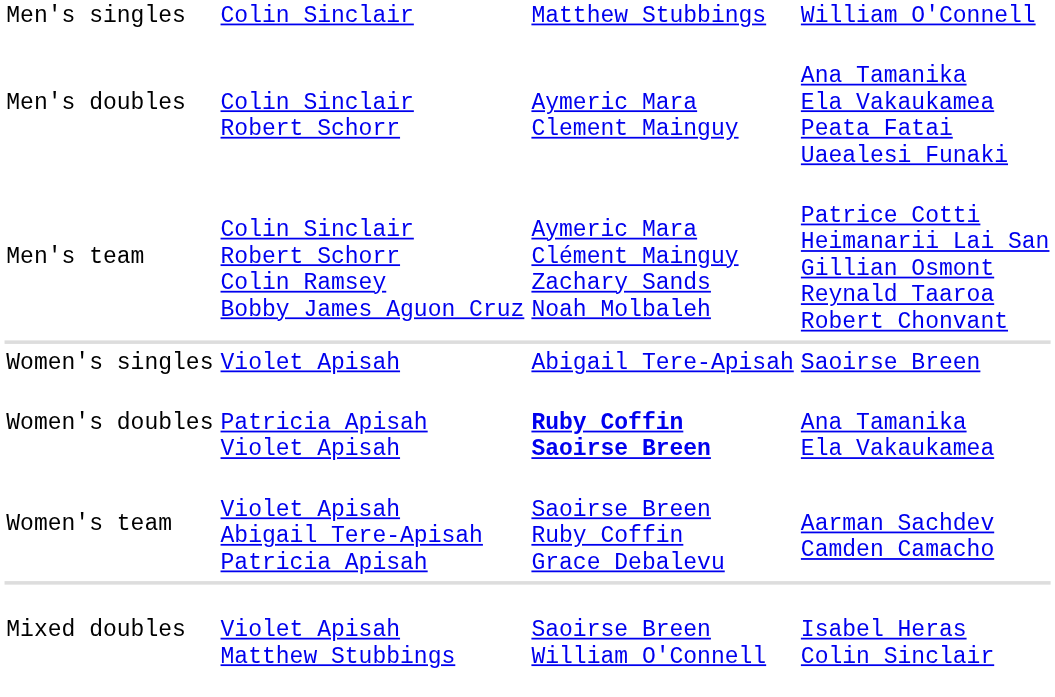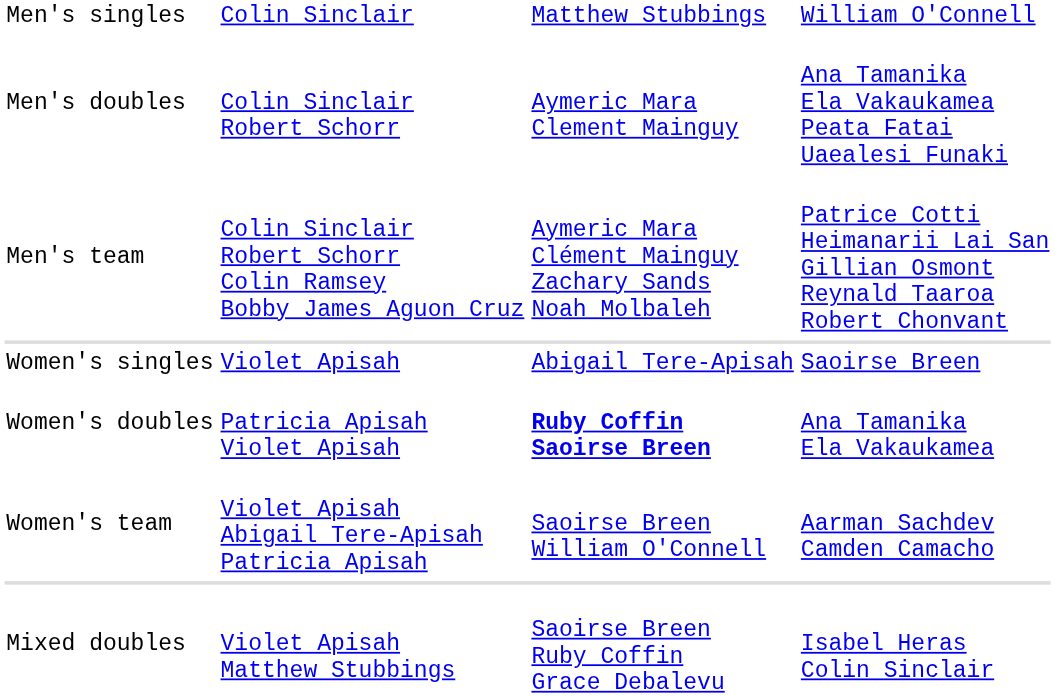(628, 536) Saoirse Breen Ruby Coffin Grace Debalevu -> (649, 536) Saoirse Breen William O'Connell
(649, 643) Saoirse Breen William O'Connell -> (628, 656) Saoirse Breen Ruby Coffin Grace Debalevu
